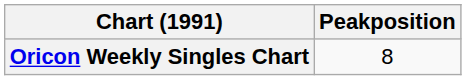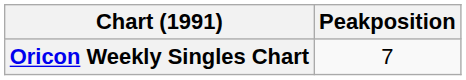(387, 56) 8 -> (387, 56) 7
